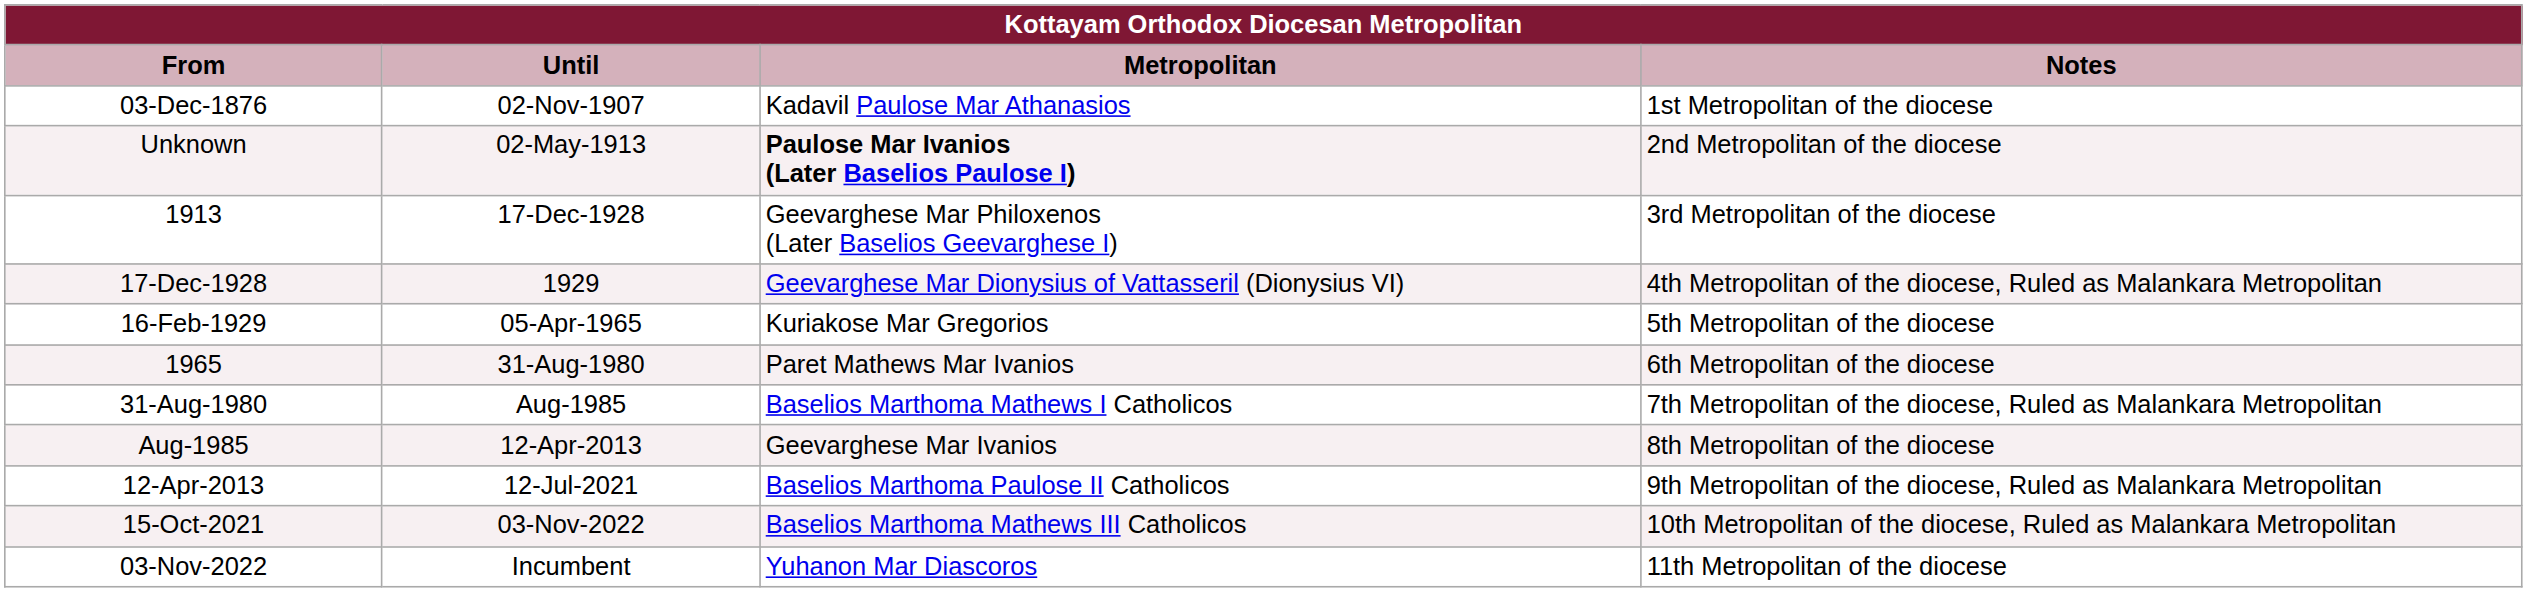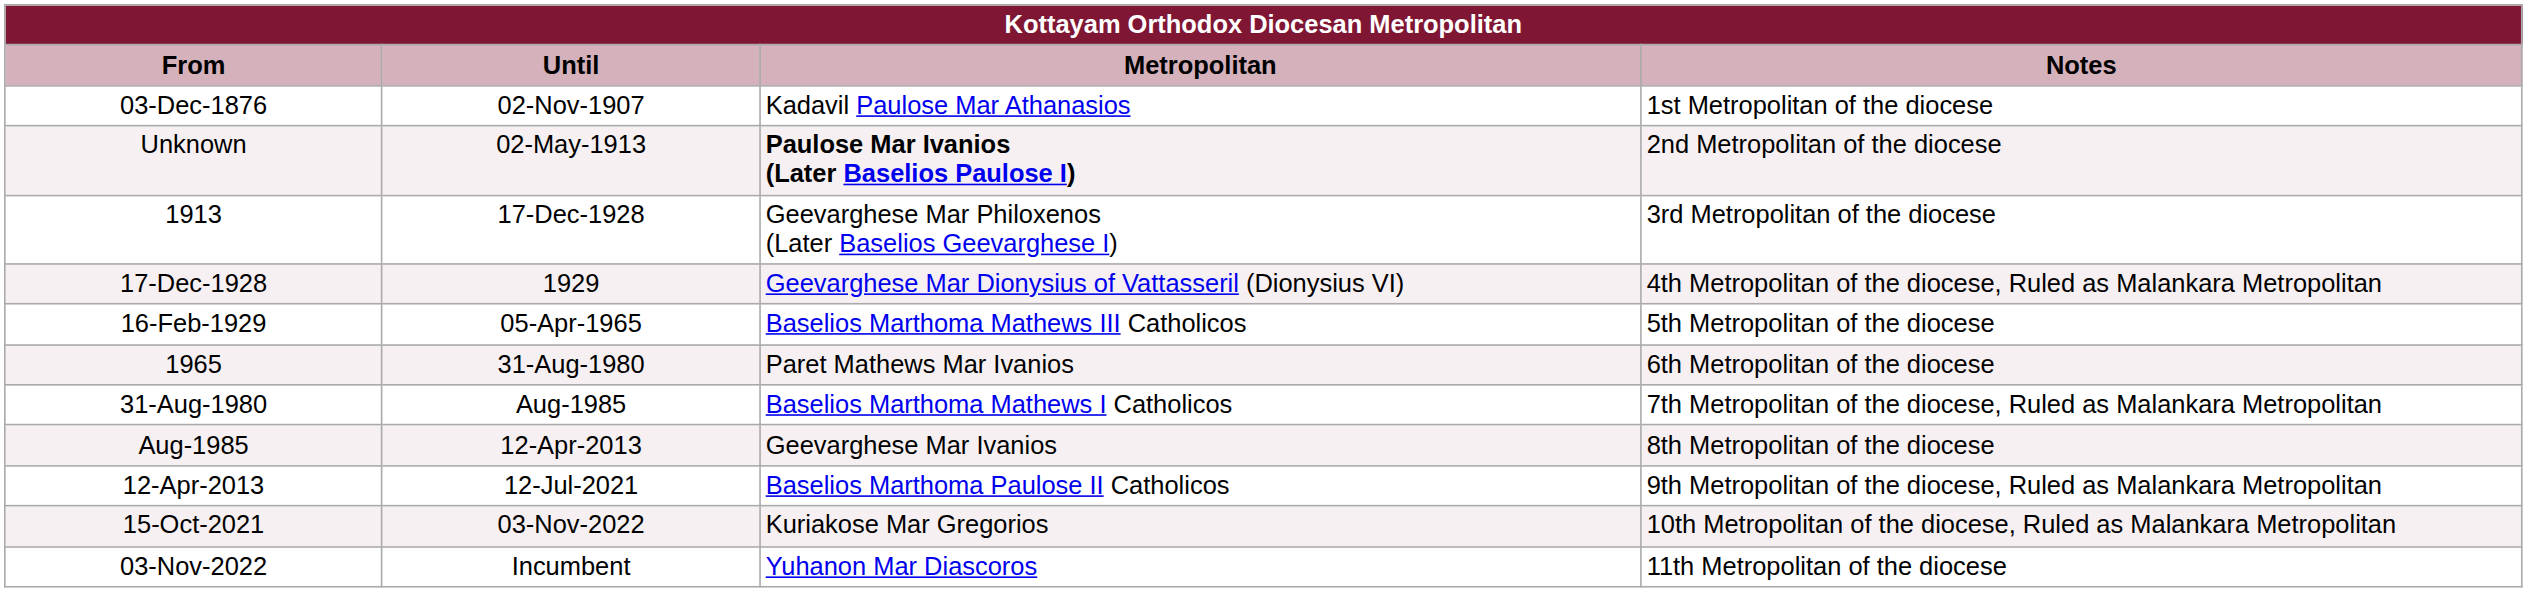(907, 323) Kuriakose Mar Gregorios -> (1006, 323) Baselios Marthoma Mathews III Catholicos
(1006, 525) Baselios Marthoma Mathews III Catholicos -> (907, 525) Kuriakose Mar Gregorios
